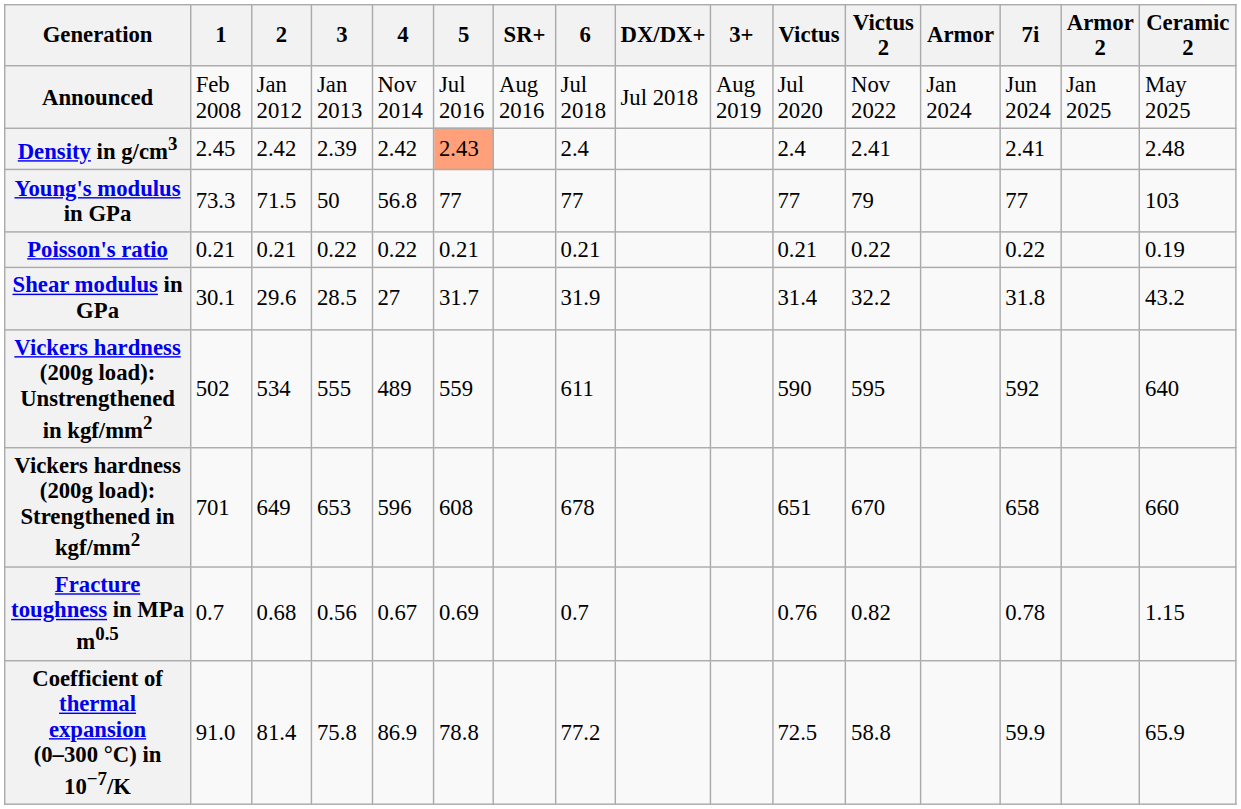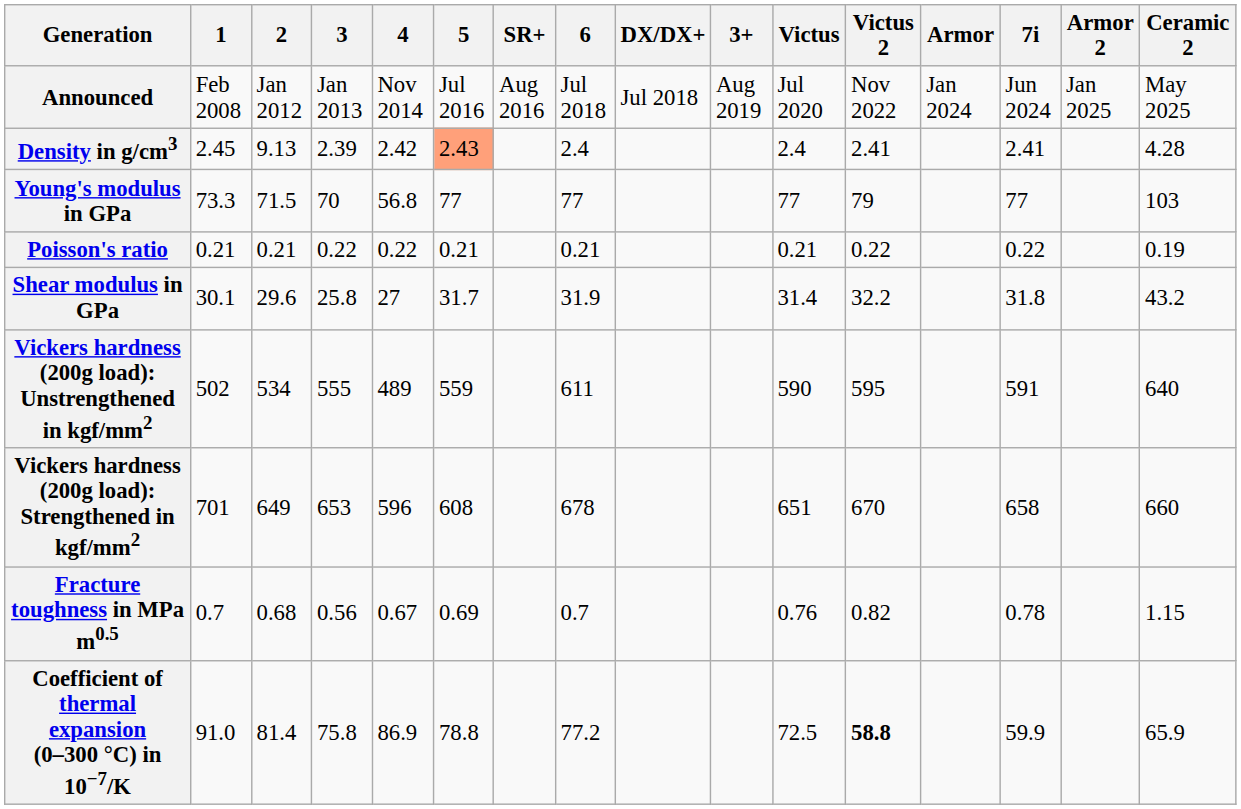(276, 148) 2.42 -> (276, 148) 9.13
(1165, 148) 2.48 -> (1165, 148) 4.28
(328, 200) 50 -> (328, 200) 70
(337, 298) 28.5 -> (337, 298) 25.8
(1022, 388) 592 -> (1022, 388) 591
(871, 732) normal -> (871, 732) bold
